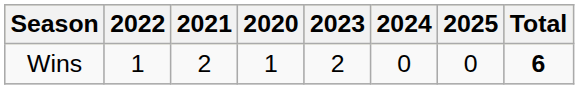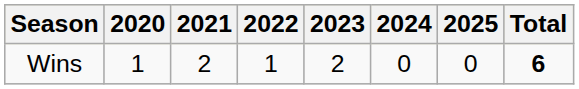columns swapped: (271, 24) <-> (138, 24)
